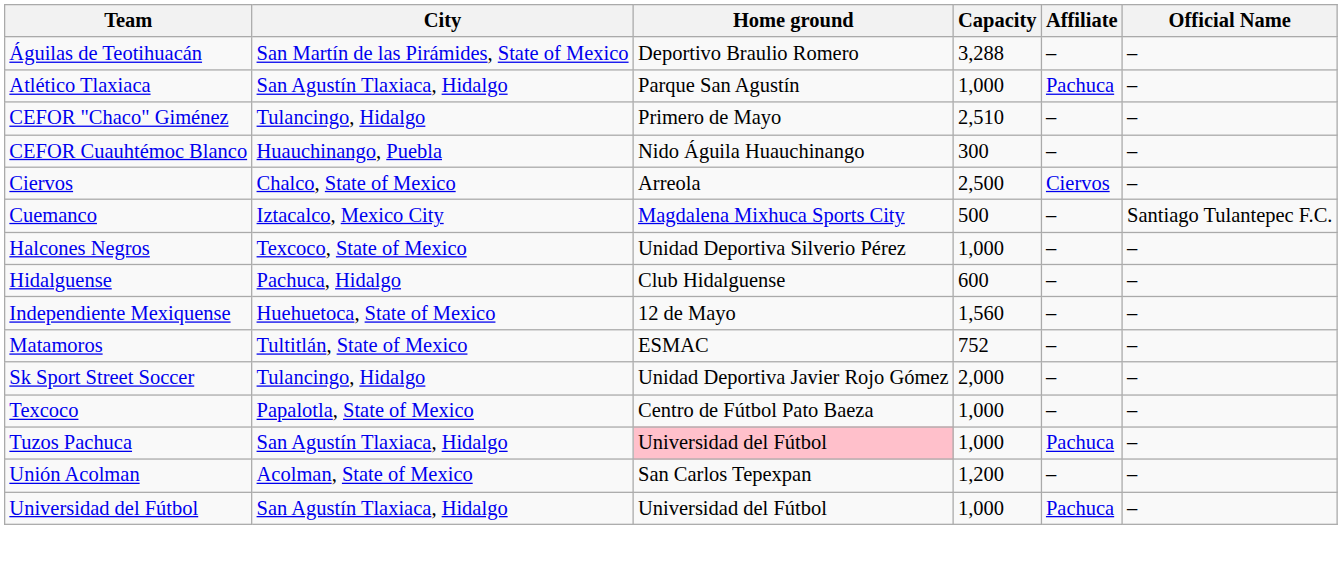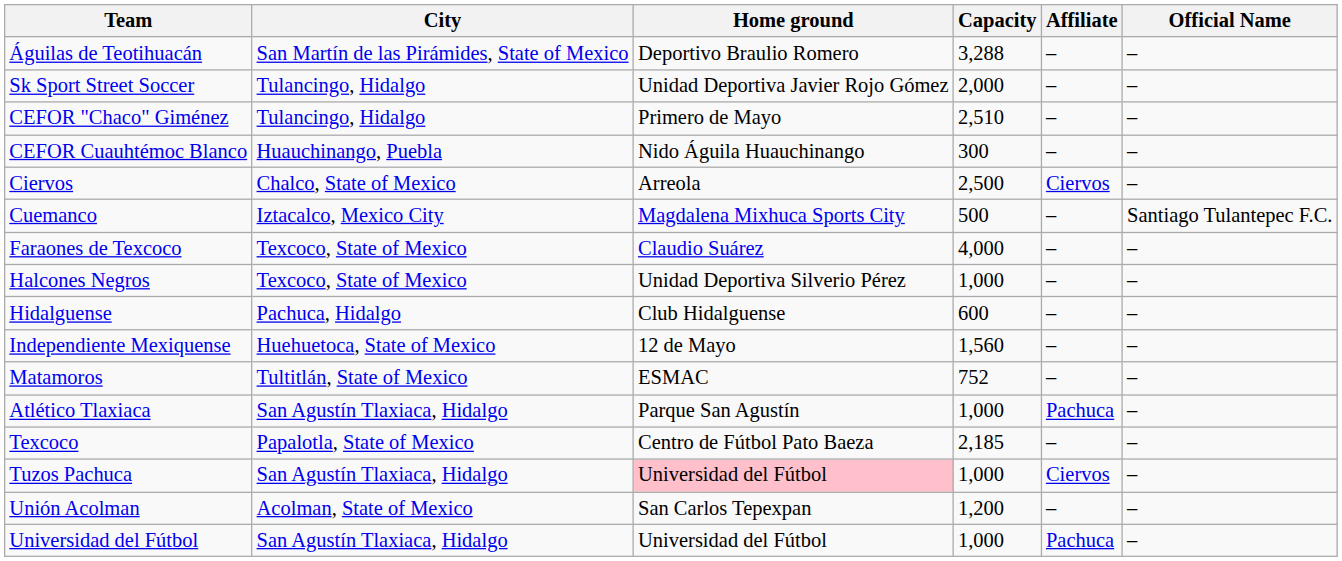rows swapped: (80, 85) <-> (102, 378)
+ row: (95, 248)
(981, 410) 1,000 -> (981, 442) 2,185
(1080, 442) Pachuca -> (1078, 475) Ciervos
